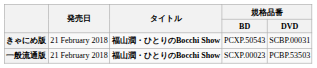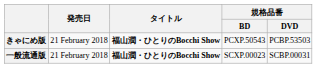(290, 40) SCBP.00031 -> (290, 40) PCBP.53503
(290, 55) PCBP.53503 -> (290, 55) SCBP.00031
